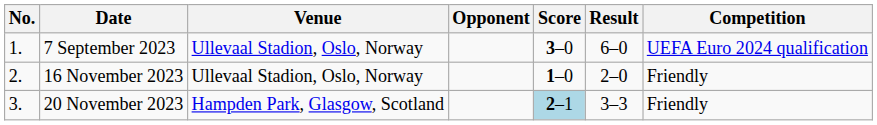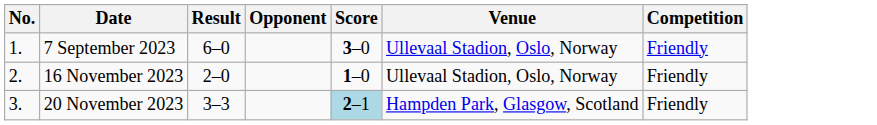columns swapped: (318, 18) <-> (614, 18)
(757, 47) UEFA Euro 2024 qualification -> (677, 47) Friendly
